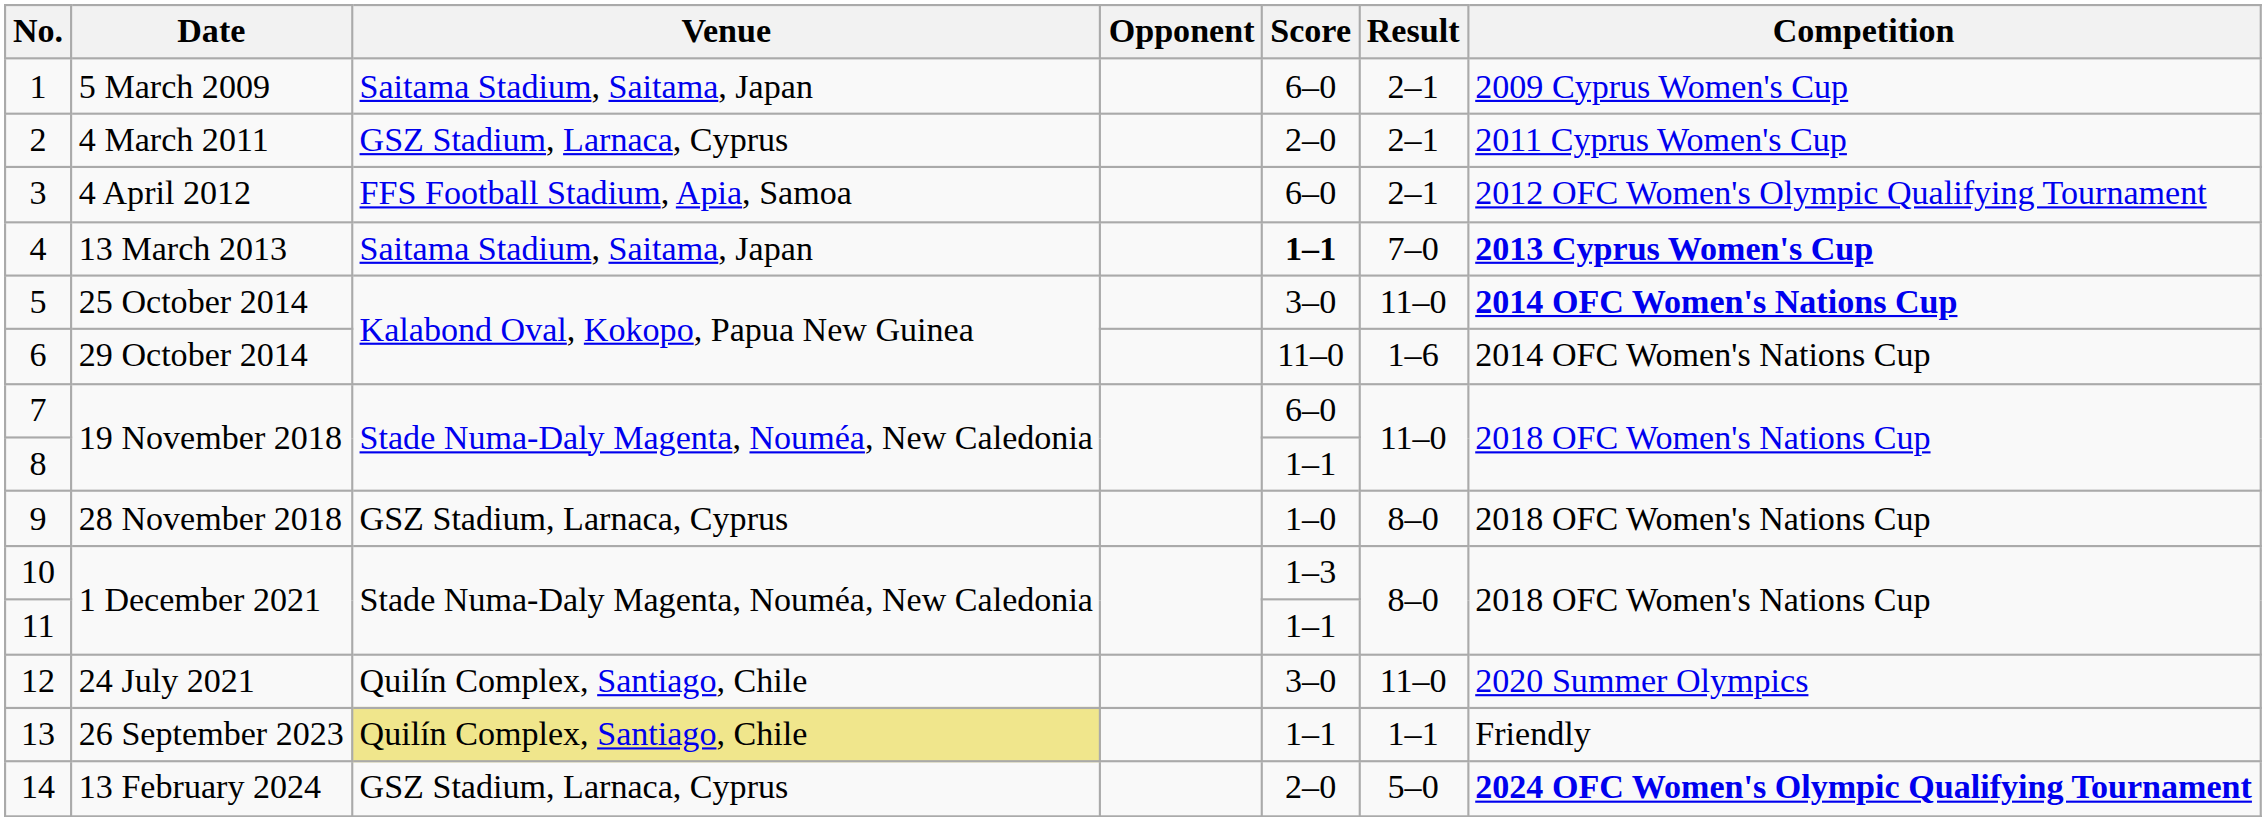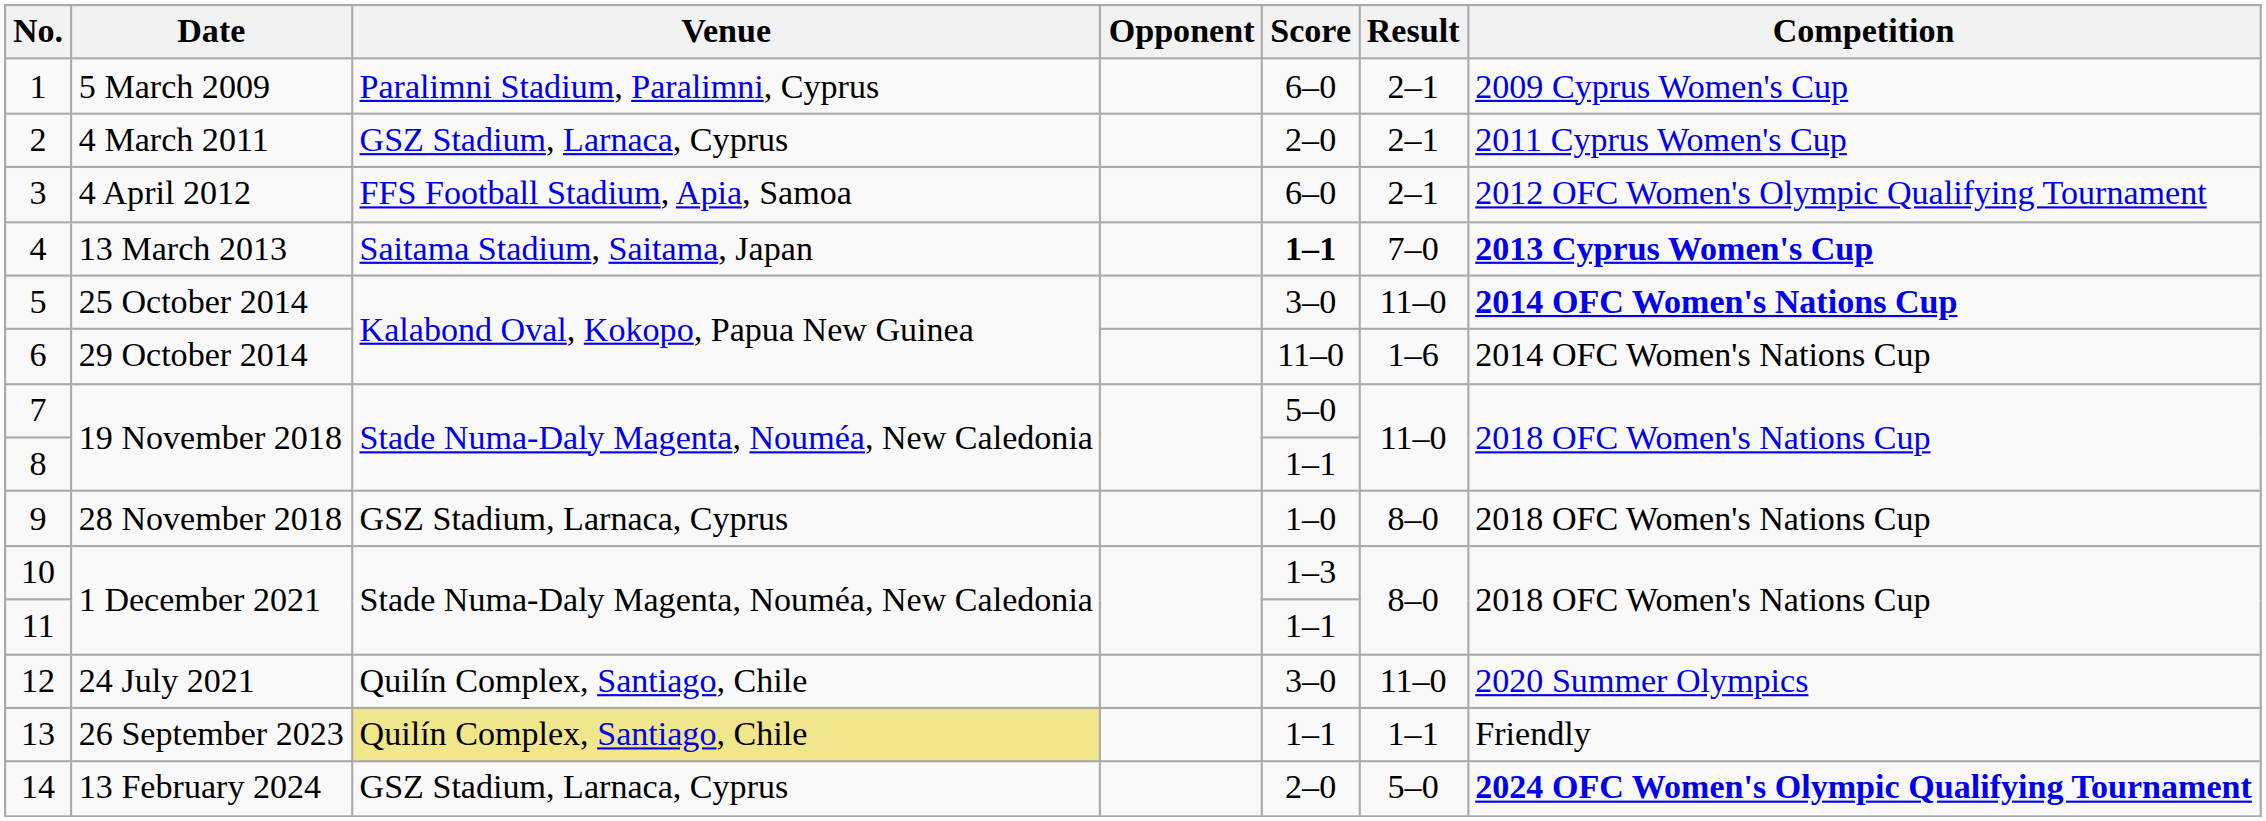(586, 85) Saitama Stadium, Saitama, Japan -> (619, 85) Paralimni Stadium, Paralimni, Cyprus
(1311, 409) 6–0 -> (1311, 409) 5–0
